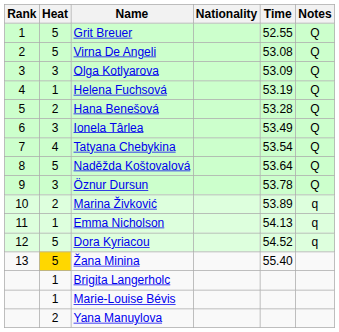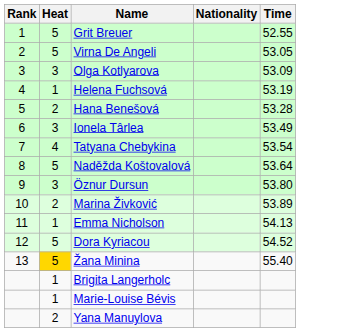- column: (315, 14)
(278, 52) 53.08 -> (278, 52) 53.05
(278, 185) 53.78 -> (278, 185) 53.80
